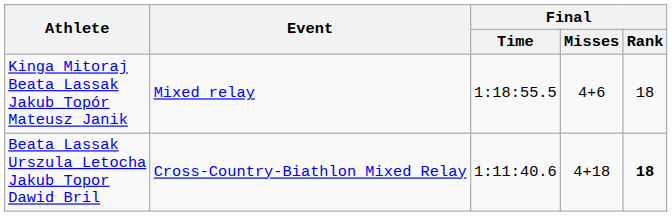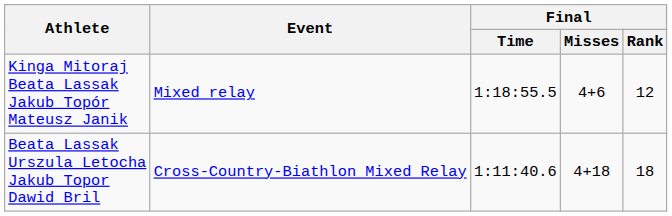(645, 94) 18 -> (645, 94) 12
(645, 172) bold -> (645, 172) normal
